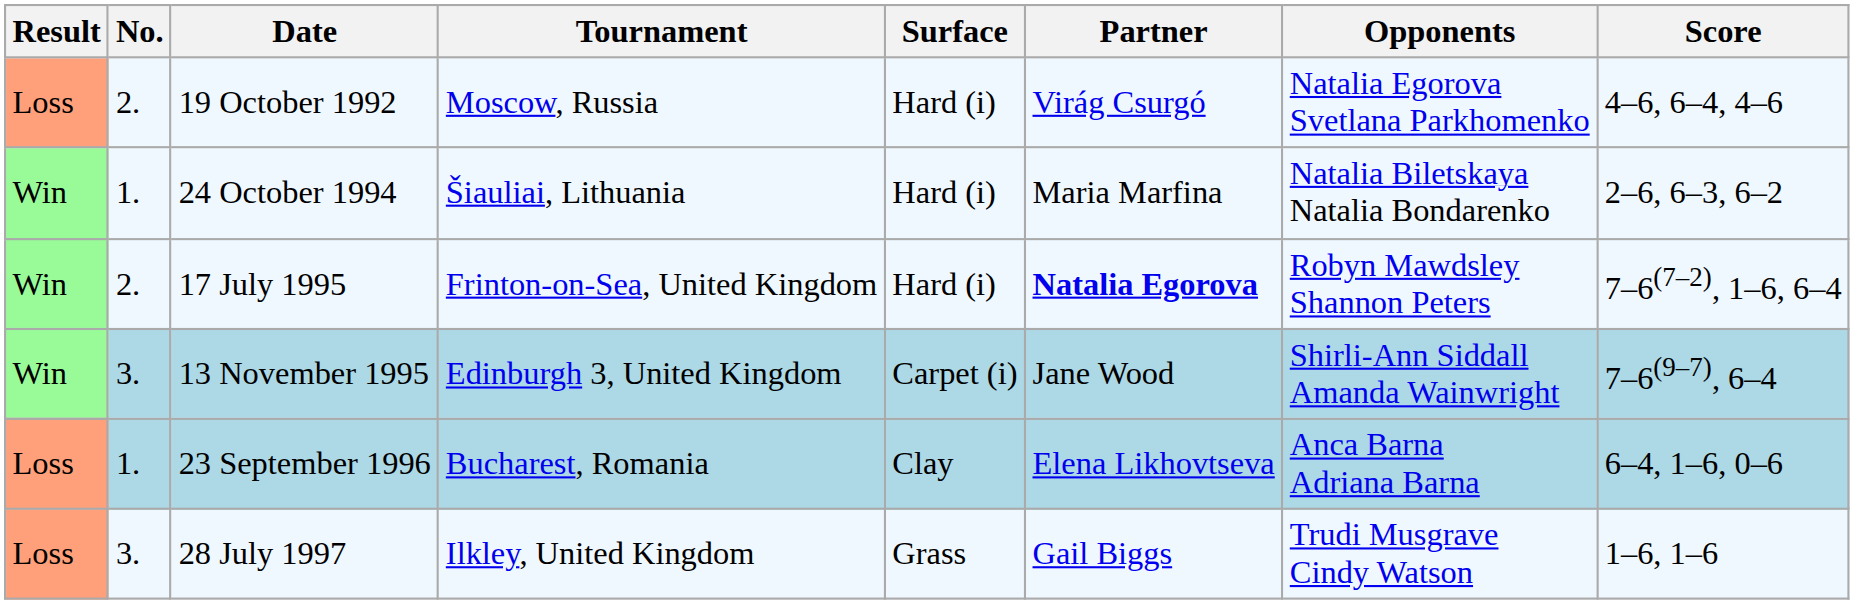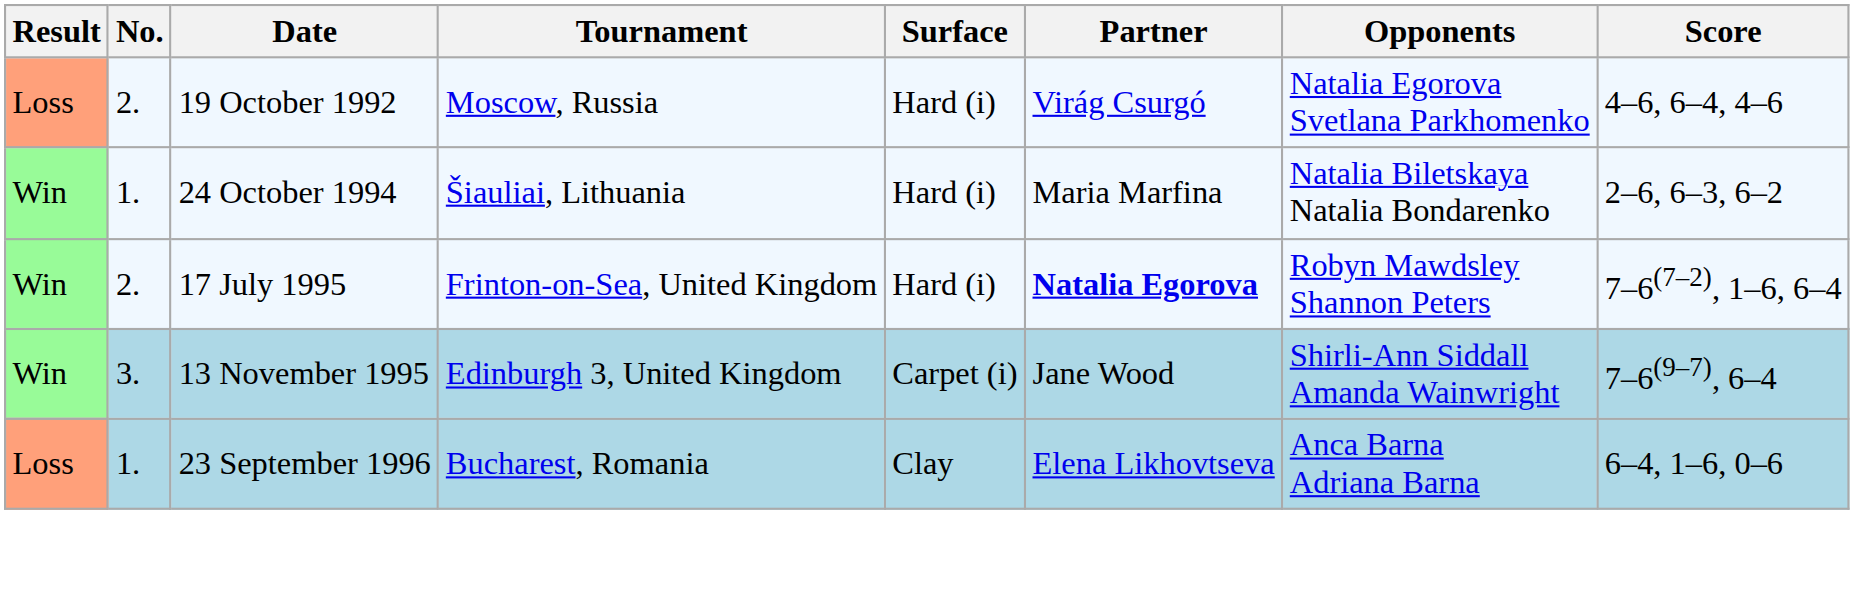- row: (262, 553)
